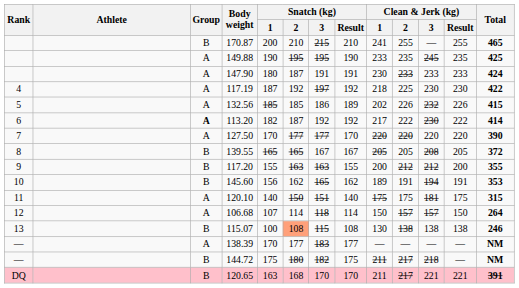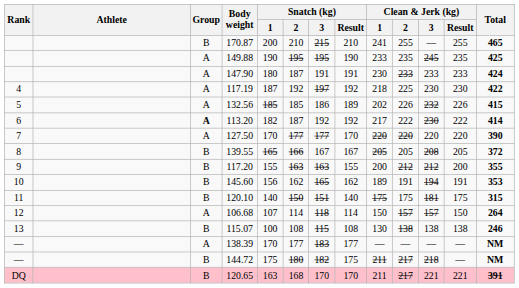(296, 151) 165 -> (296, 151) 166
(206, 197) A -> (206, 197) B
(296, 228) lightsalmon background -> (296, 228) no background
